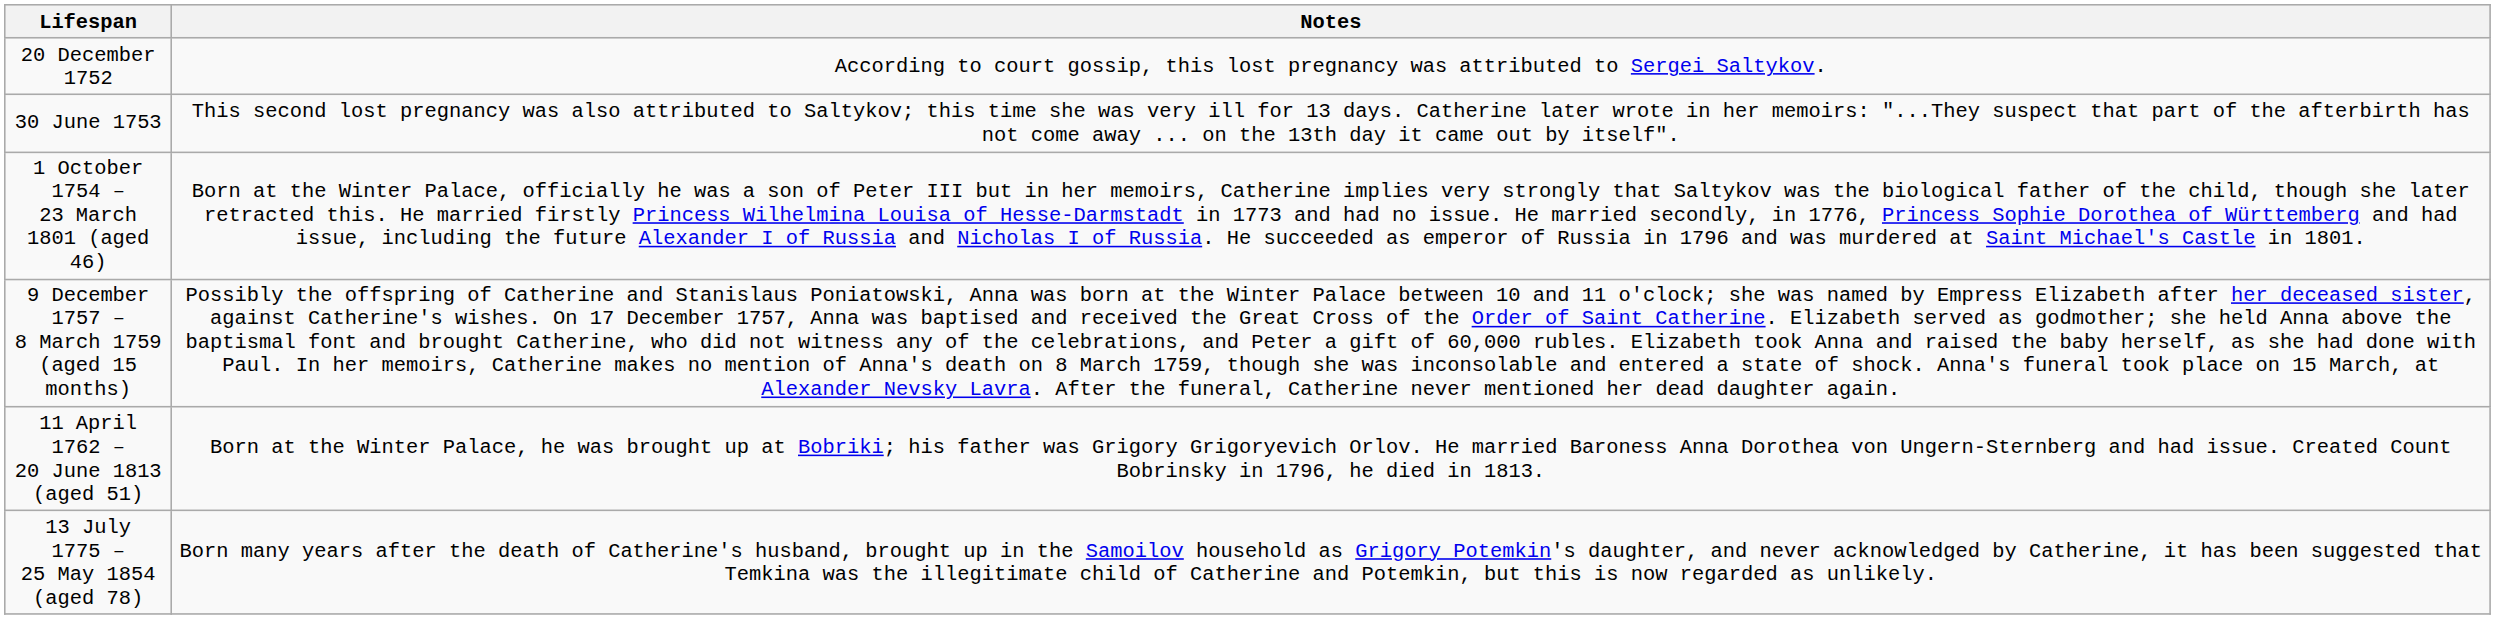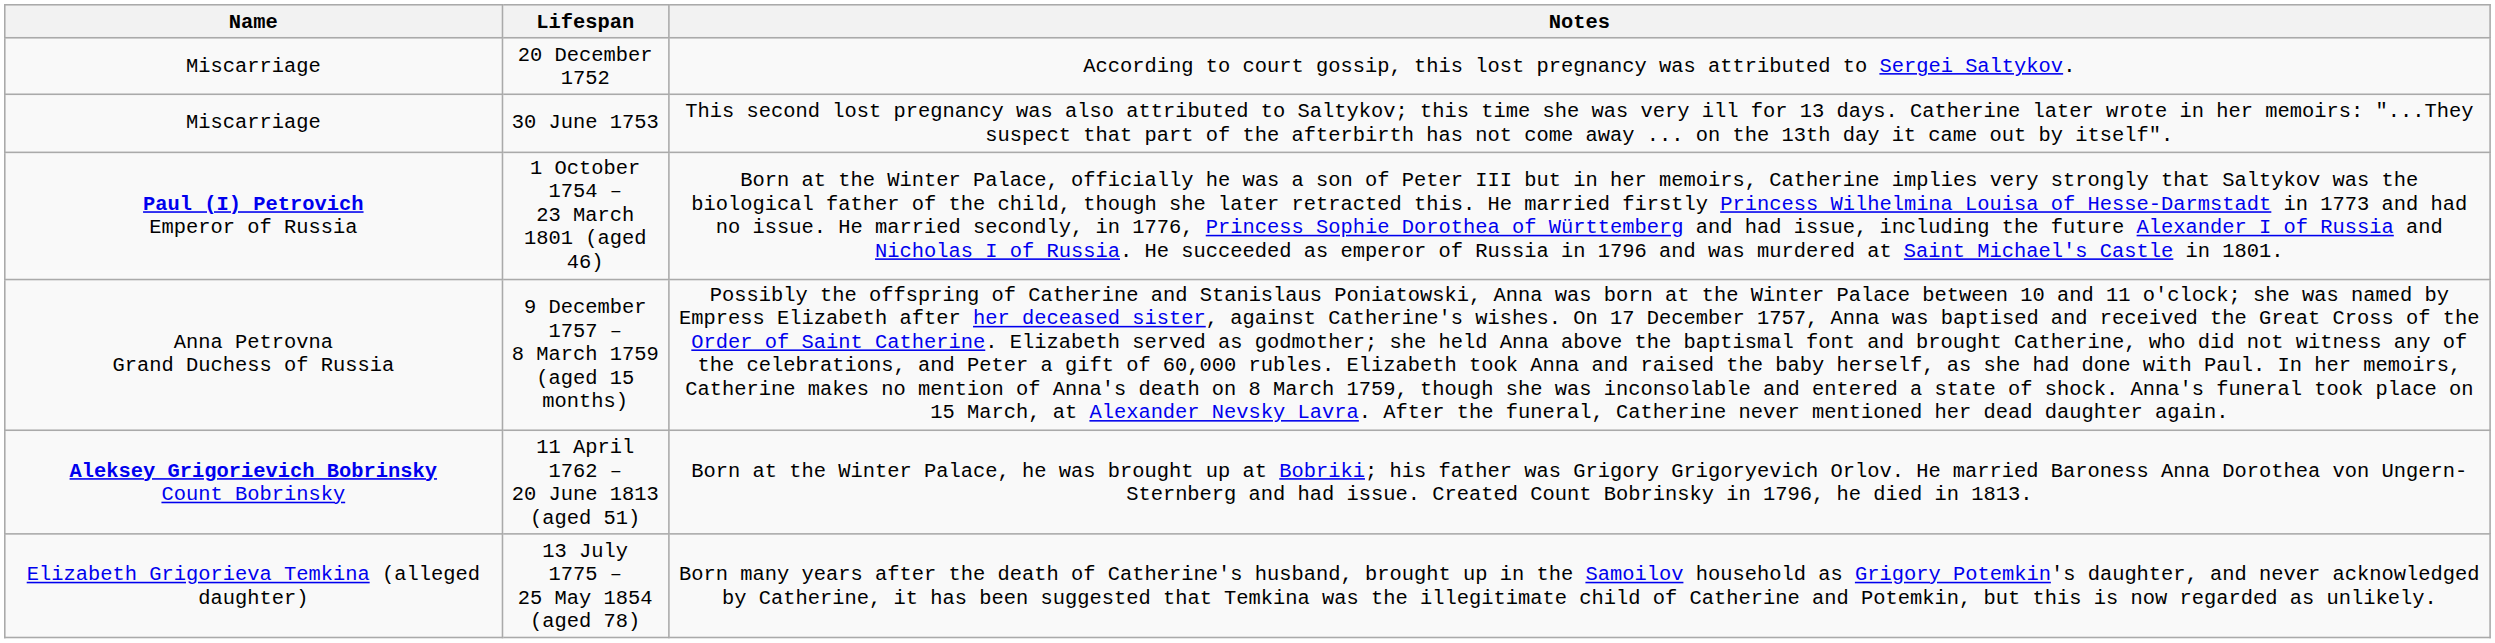+ column: (253, 21)
